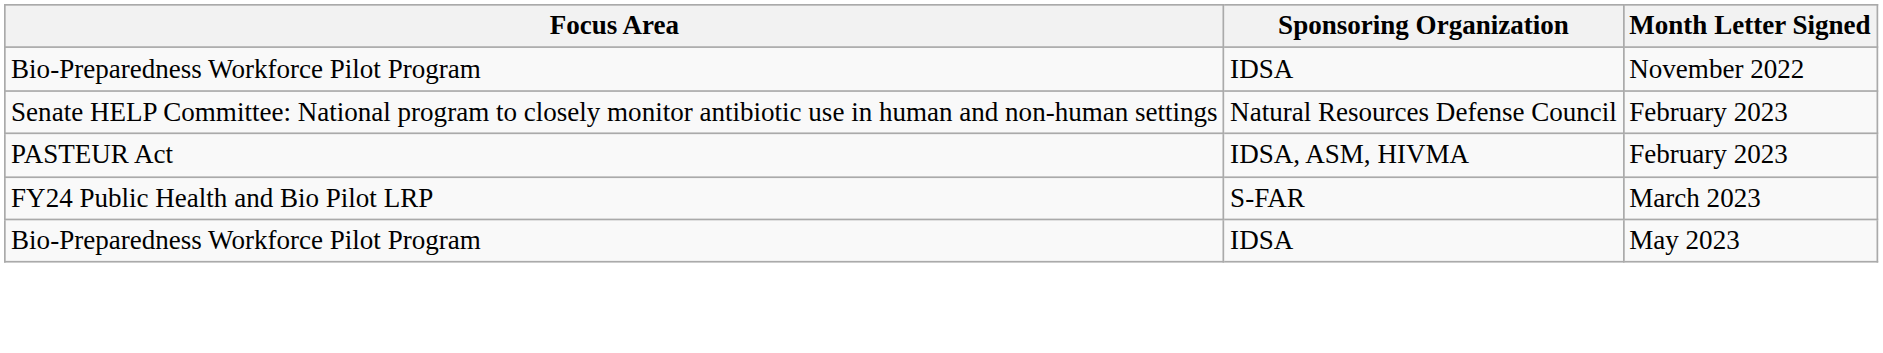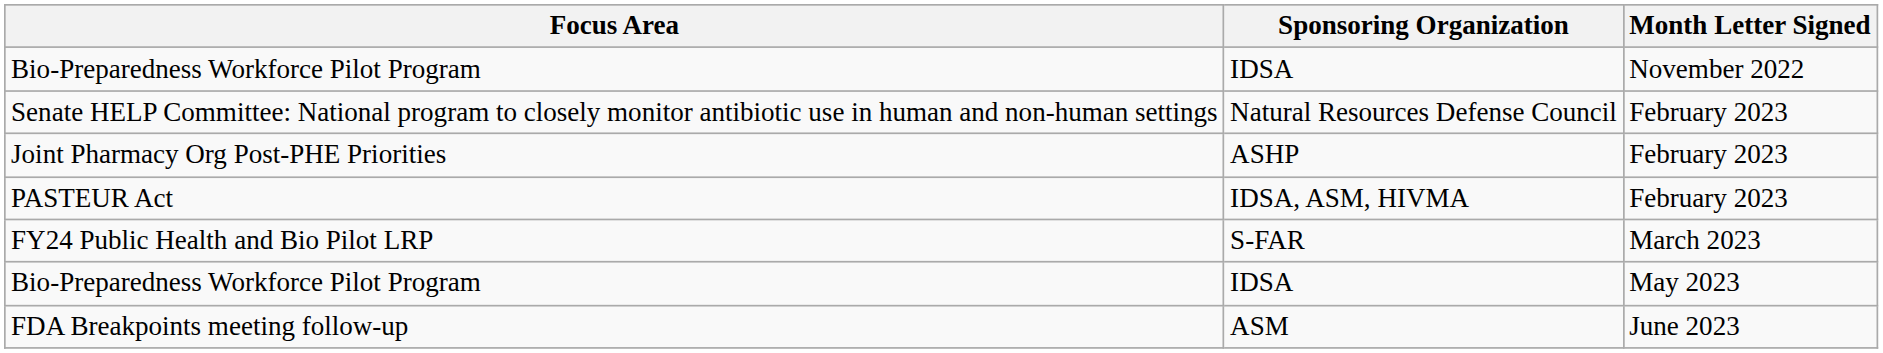+ row: (229, 154)
+ row: (210, 326)
